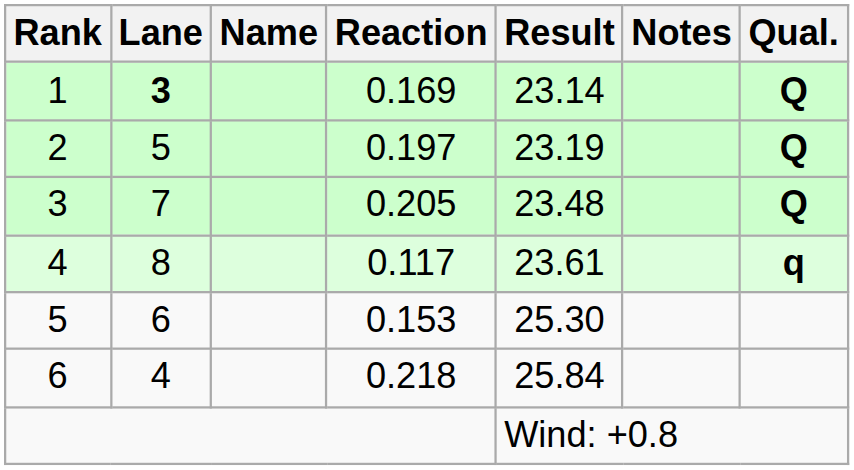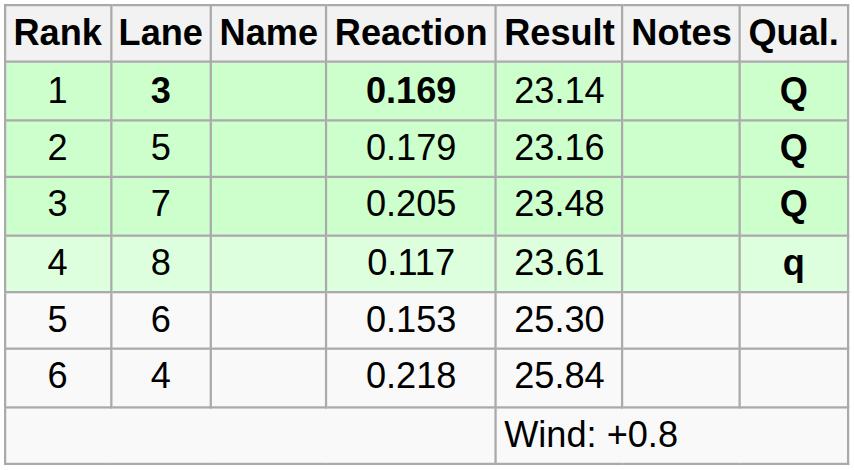(411, 90) normal -> (411, 90) bold
(411, 147) 0.197 -> (411, 147) 0.179
(559, 147) 23.19 -> (559, 147) 23.16
